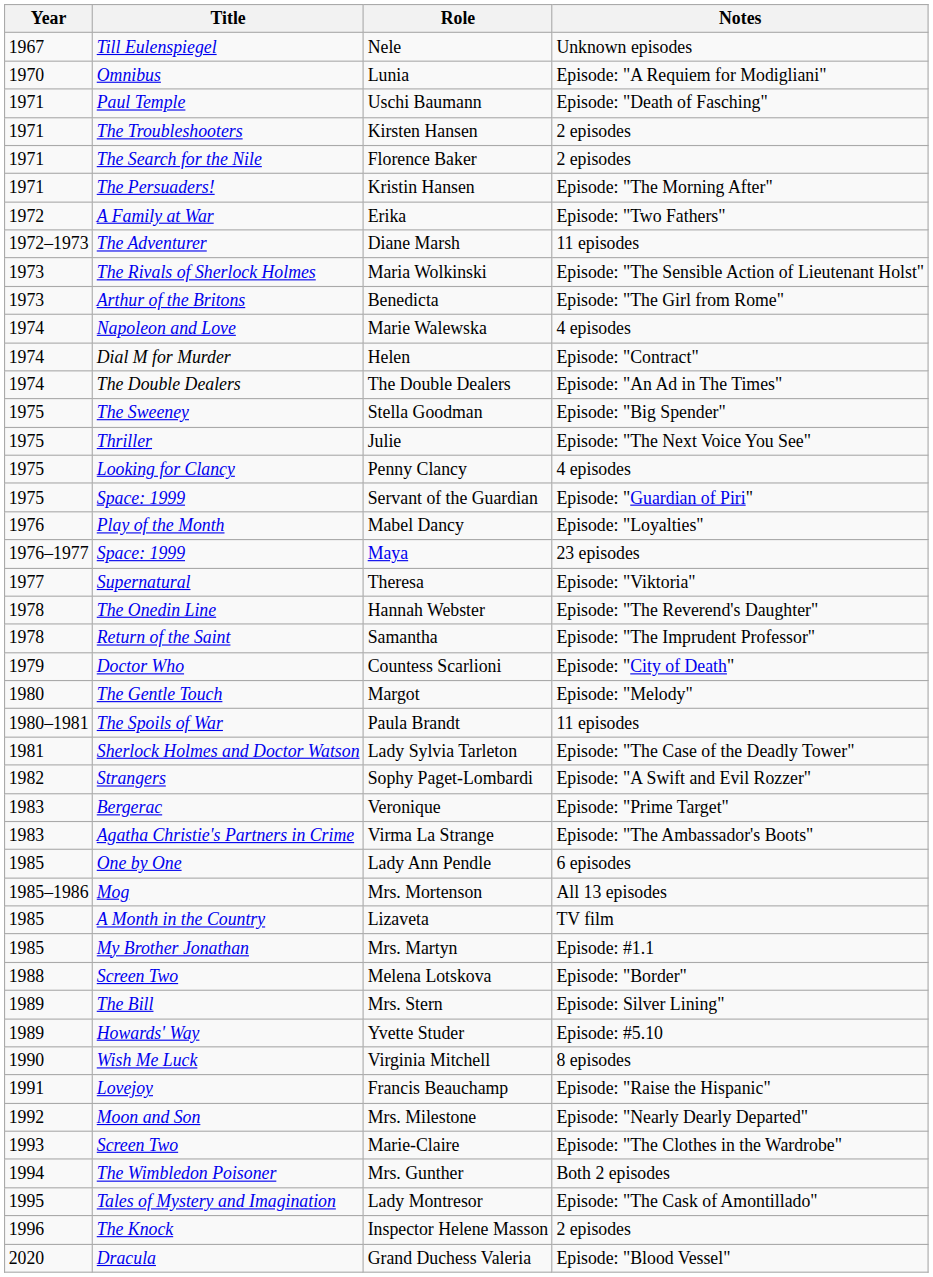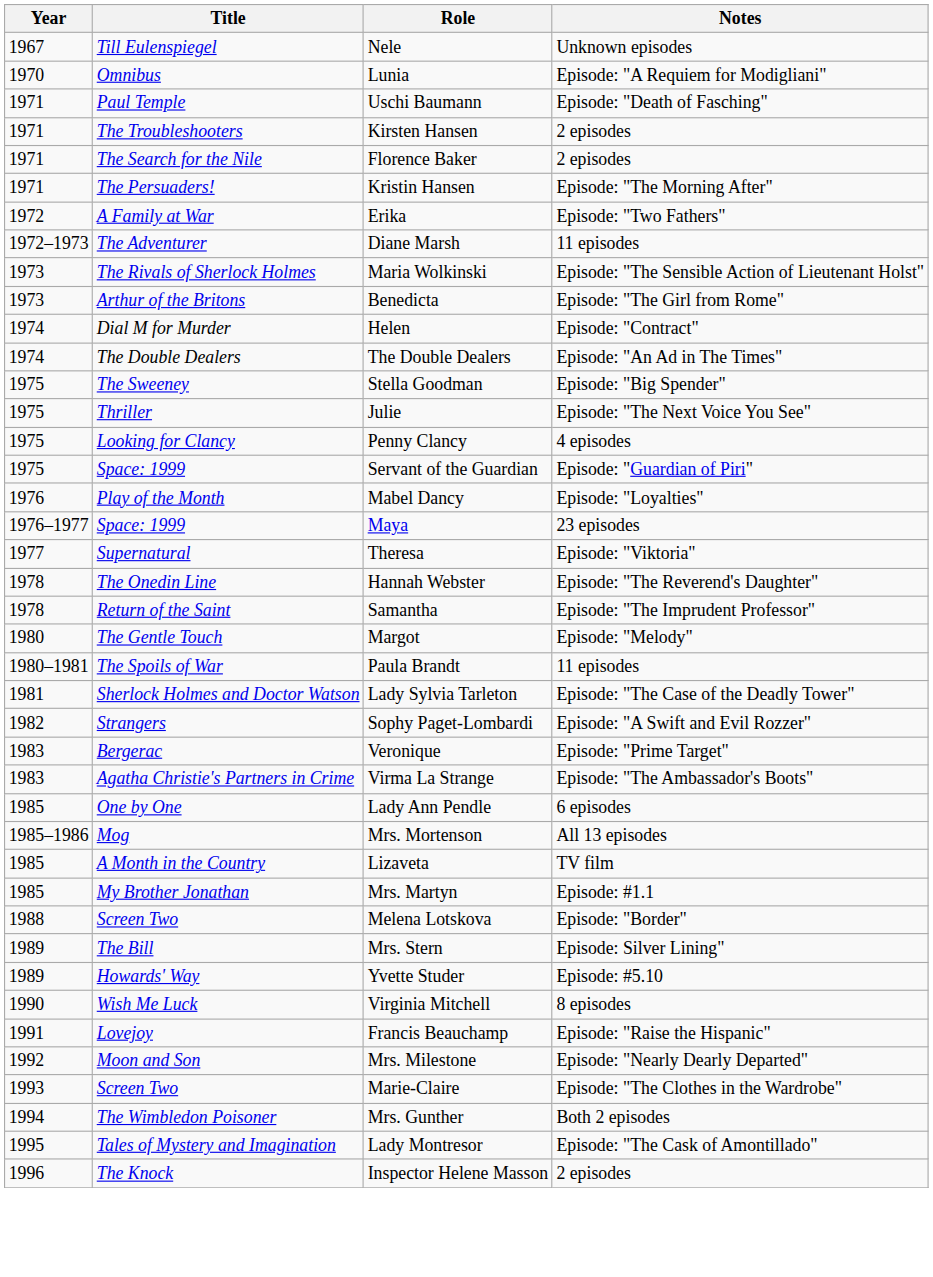- row: (427, 328)
- row: (435, 666)
- row: (449, 1257)
